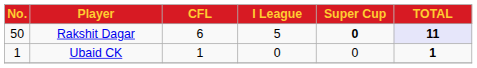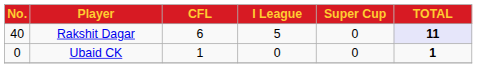(17, 33) 50 -> (17, 33) 40
(355, 33) bold -> (355, 33) normal
(17, 53) 1 -> (17, 53) 0
